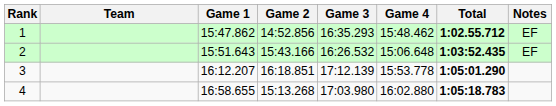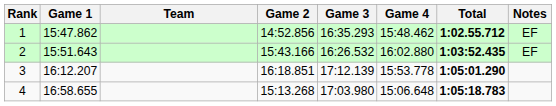columns swapped: (119, 14) <-> (228, 14)
(407, 52) 15:06.648 -> (407, 52) 16:02.880
(407, 91) 16:02.880 -> (407, 91) 15:06.648
